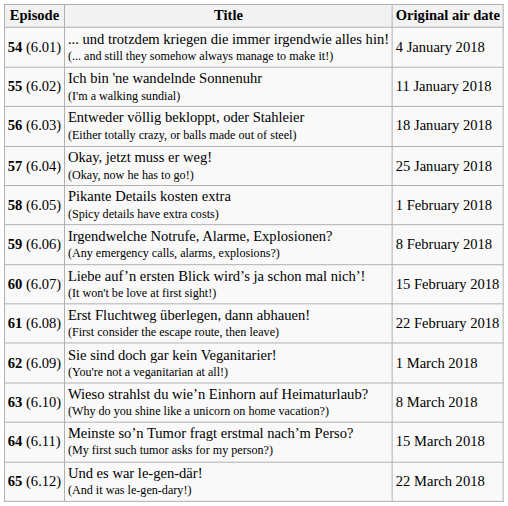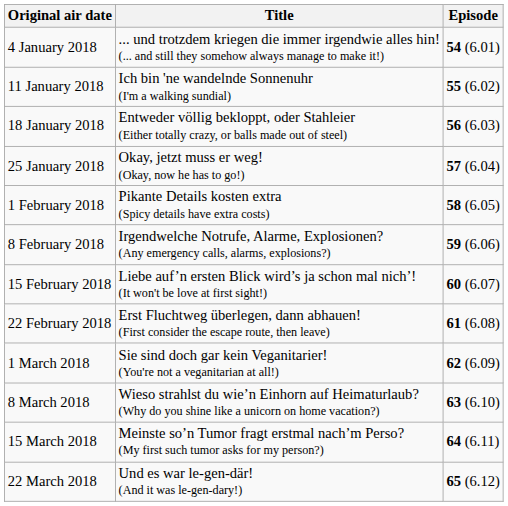columns swapped: (34, 16) <-> (448, 16)
